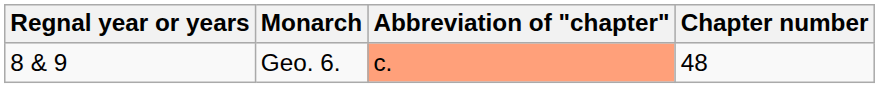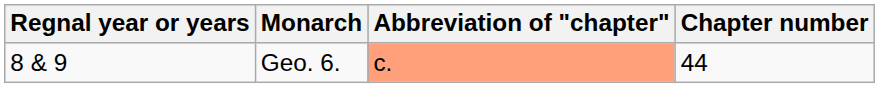(694, 62) 48 -> (694, 62) 44
